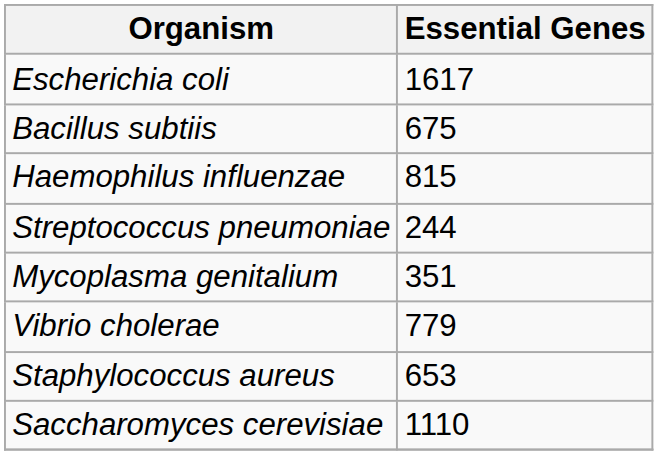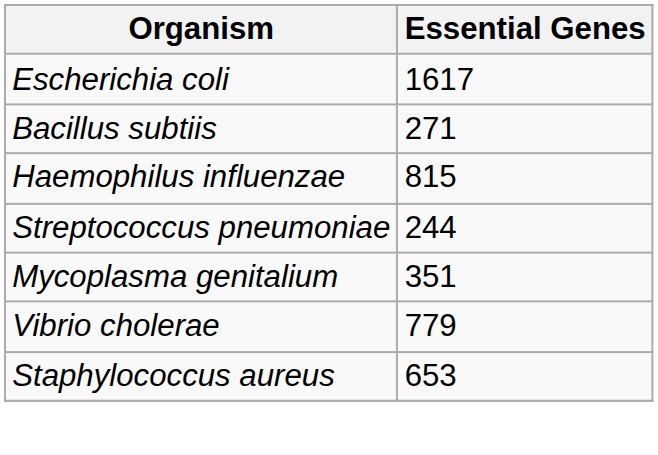(431, 128) 675 -> (431, 128) 271
- row: (198, 425)
